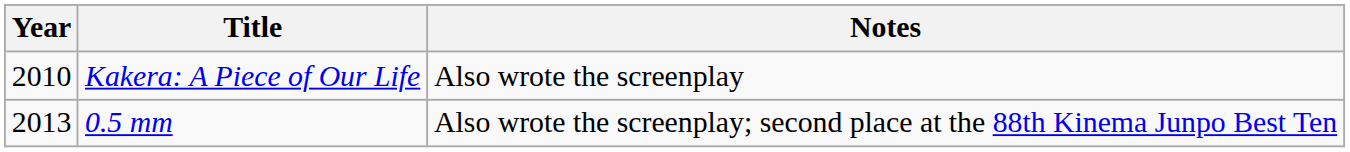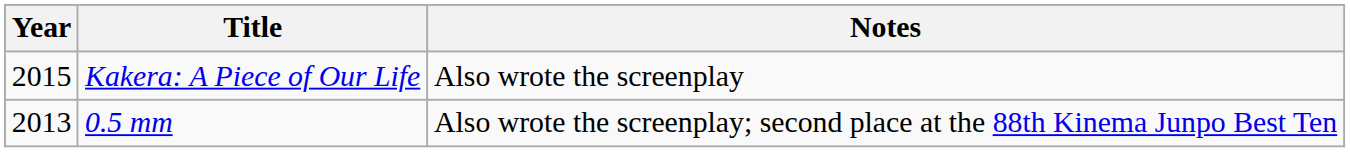(42, 75) 2010 -> (42, 75) 2015
